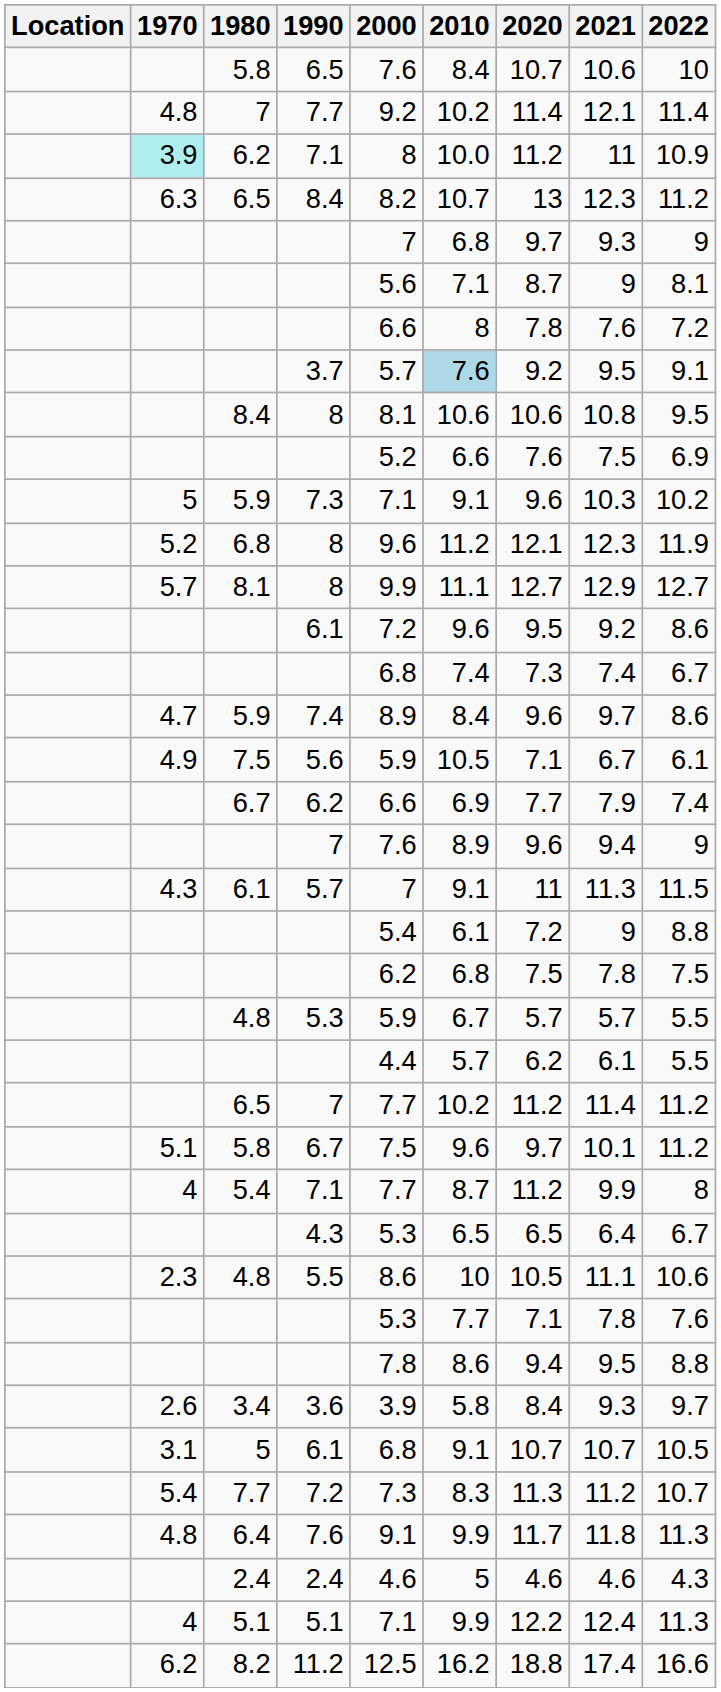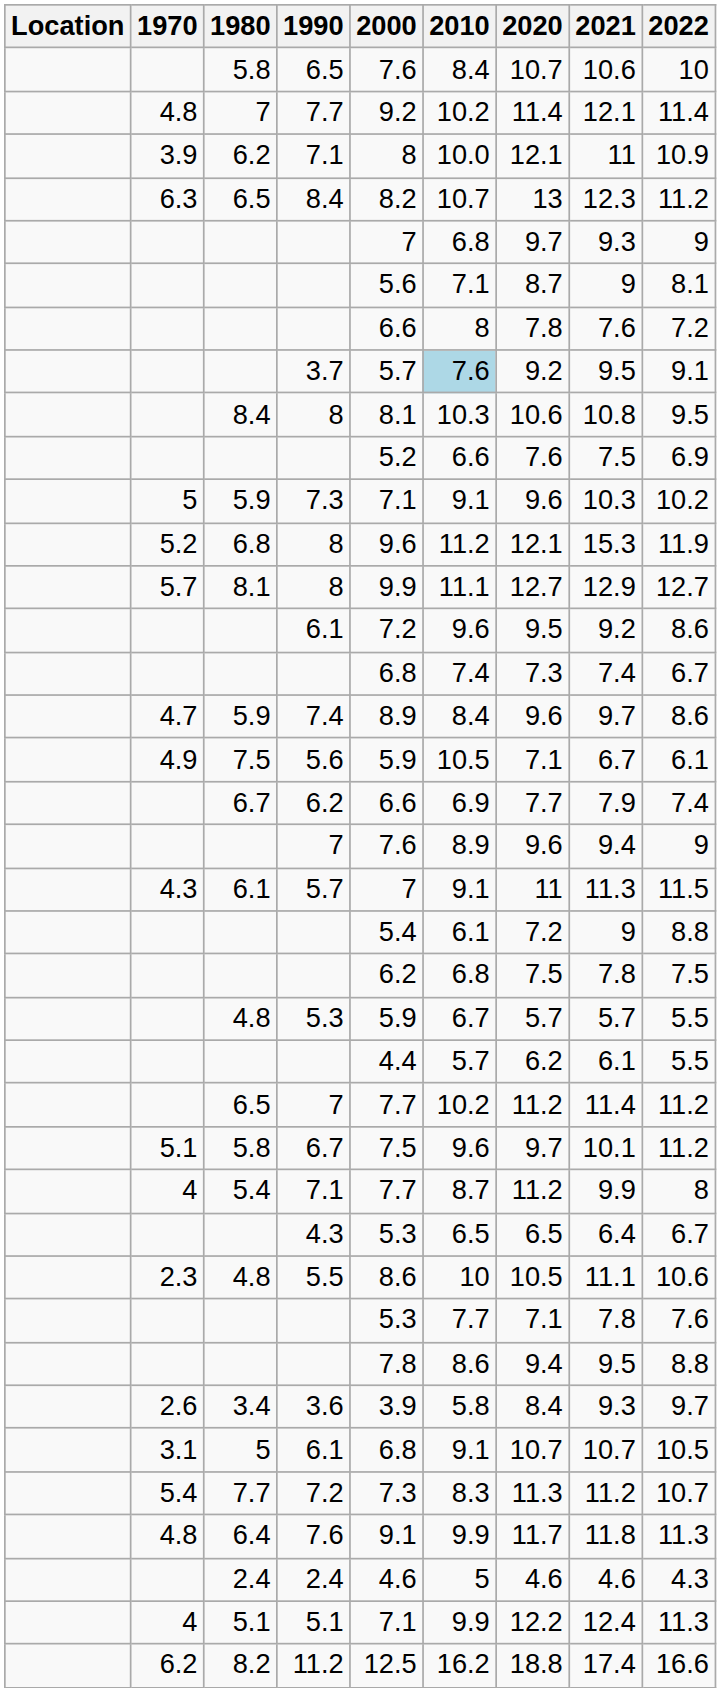(179, 155) paleturquoise background -> (179, 155) no background
(537, 155) 11.2 -> (536, 155) 12.1
(463, 414) 10.6 -> (463, 414) 10.3
(609, 543) 12.3 -> (609, 543) 15.3
